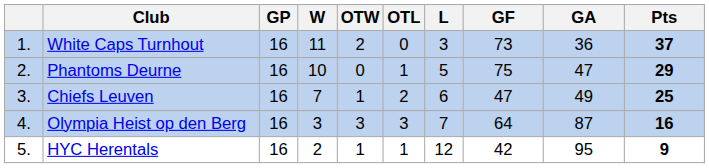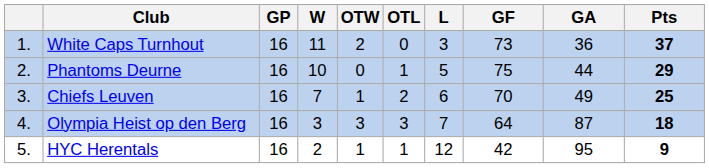(584, 70) 47 -> (584, 70) 44
(503, 96) 47 -> (503, 96) 70
(664, 123) 16 -> (664, 123) 18
